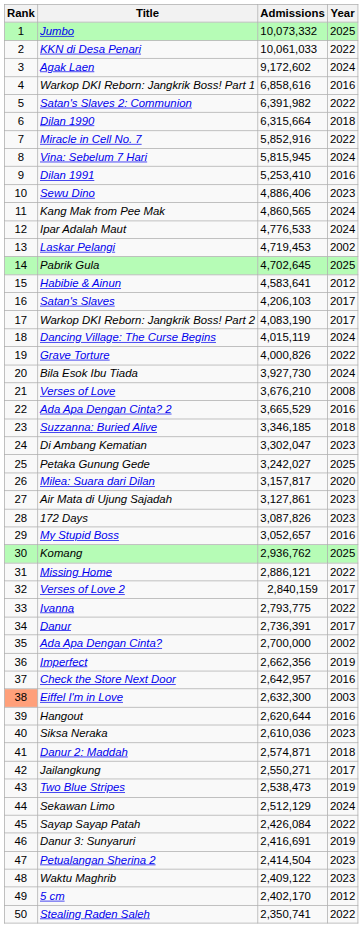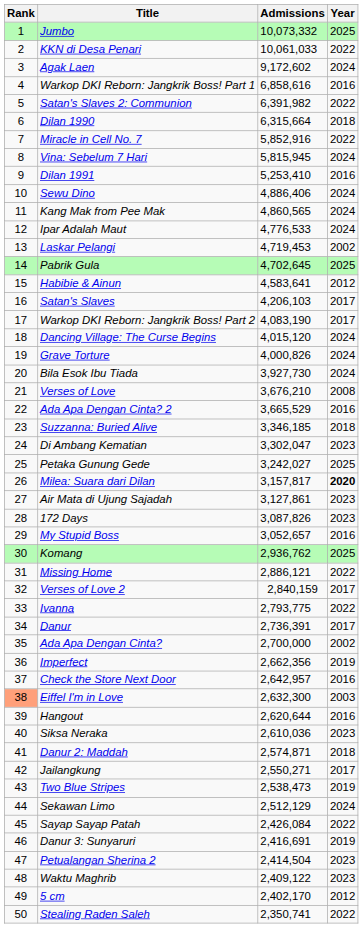(343, 193) 2023 -> (343, 193) 2024
(285, 337) 4,015,119 -> (286, 337) 4,015,120
(343, 355) 2022 -> (343, 355) 2024
(343, 481) normal -> (343, 481) bold
